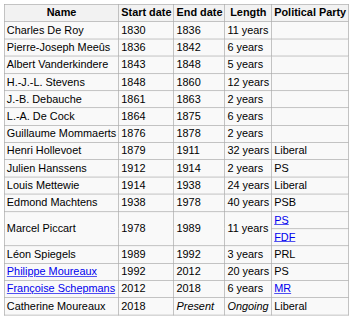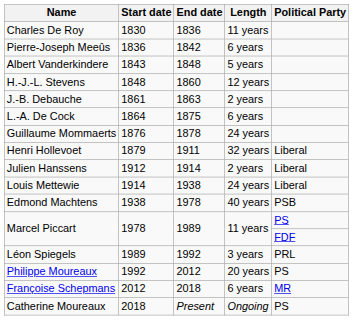(245, 133) 2 years -> (248, 133) 24 years
(281, 168) PS -> (291, 168) Liberal
(291, 306) Liberal -> (281, 306) PS
